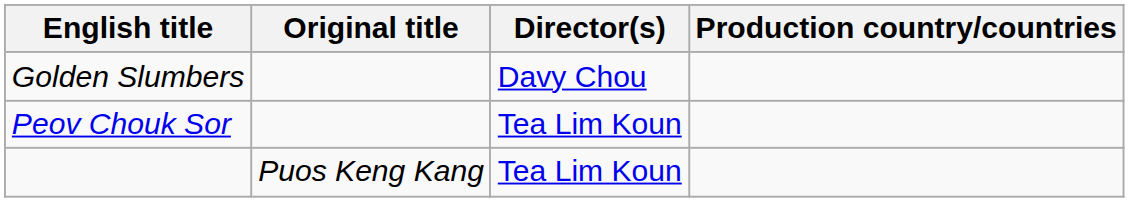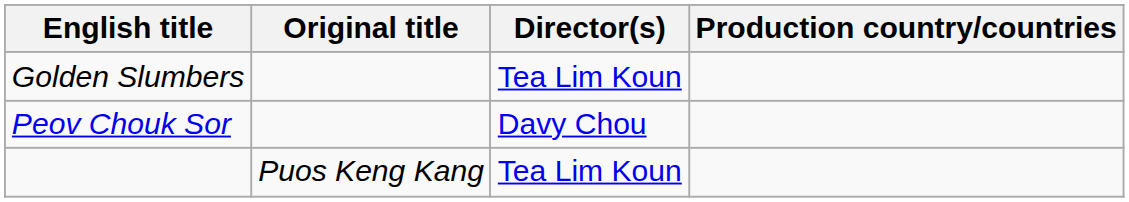(572, 76) Davy Chou -> (590, 76) Tea Lim Koun
(590, 123) Tea Lim Koun -> (572, 123) Davy Chou
